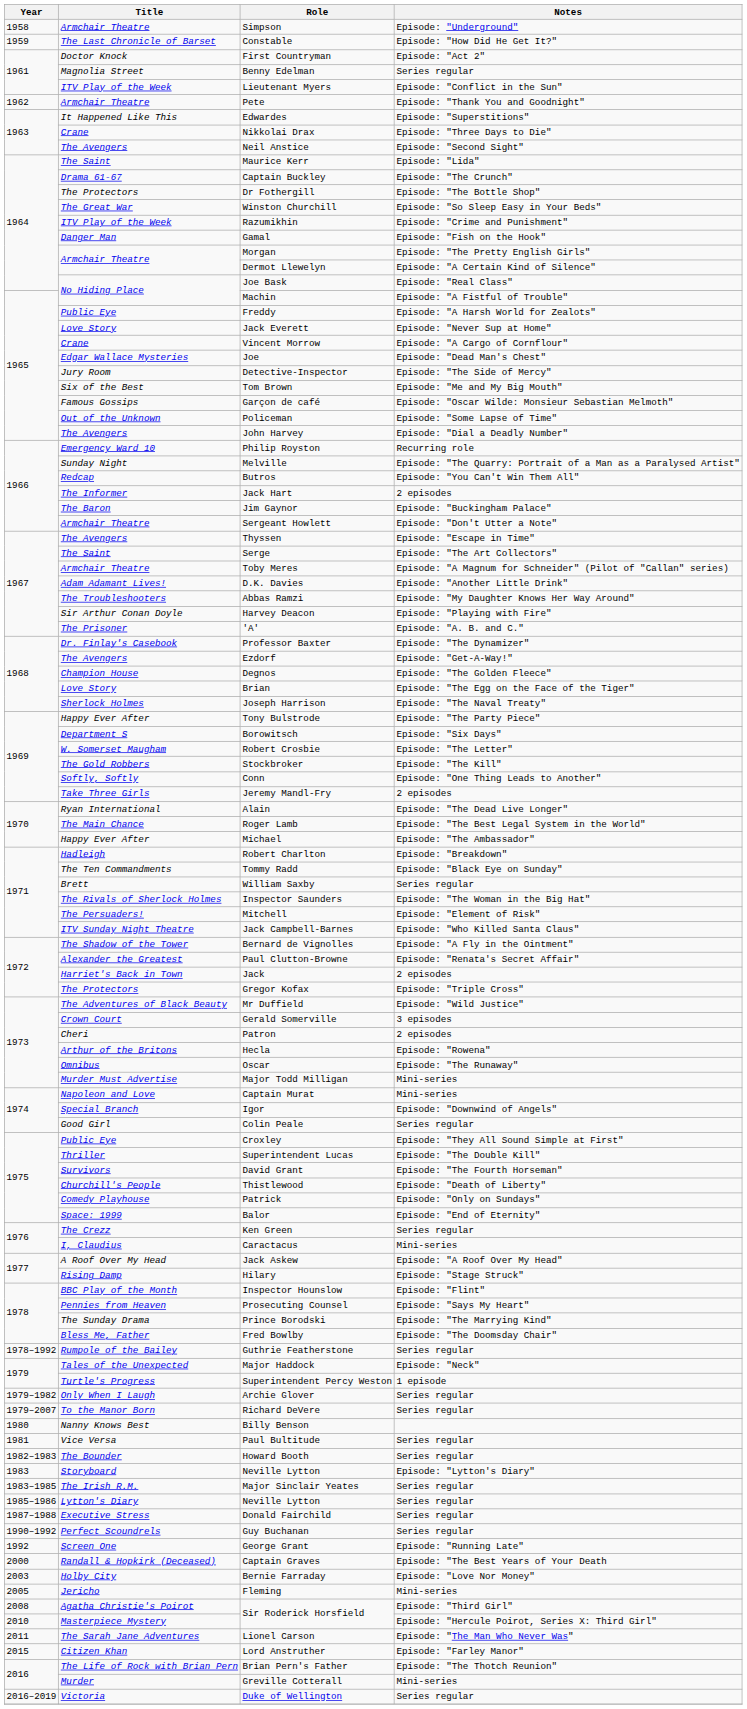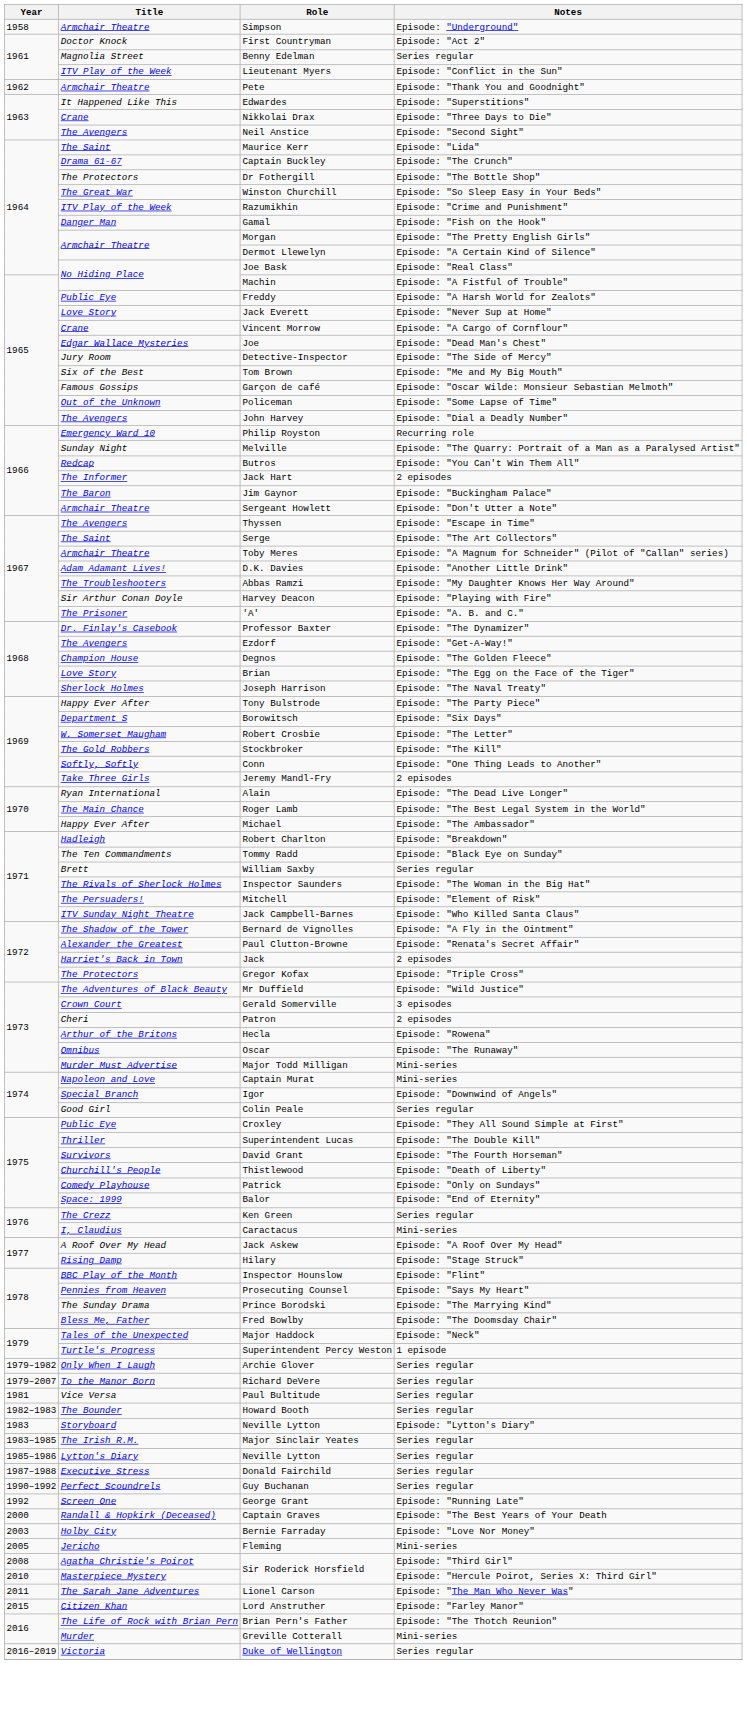- row: (138, 42)
- row: (119, 1351)
- row: (105, 1426)
